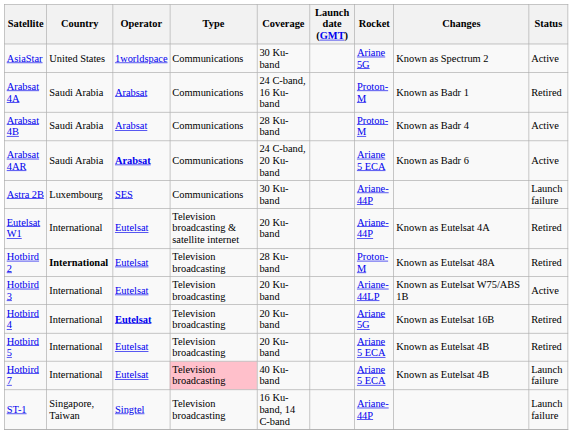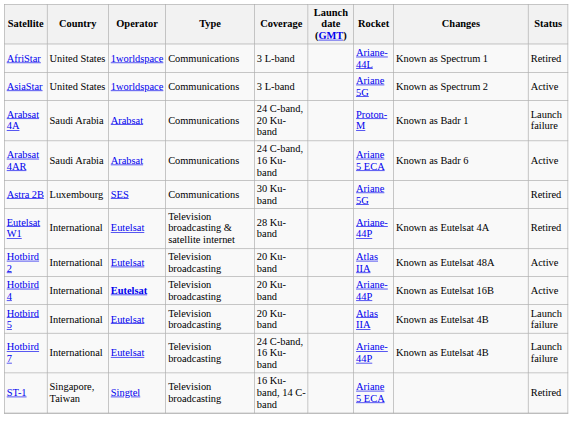+ row: (24, 58)
(274, 58) 30 Ku-band -> (276, 86) 3 L-band
(283, 92) 24 C-band, 16 Ku-band -> (280, 120) 24 C-band, 20 Ku-band
(546, 92) Retired -> (546, 120) Launch failure
- row: (23, 126)
(133, 160) bold -> (127, 160) normal
(283, 160) 24 C-band, 20 Ku-band -> (280, 160) 24 C-band, 16 Ku-band
(373, 194) Ariane-44P -> (370, 194) Ariane 5G
(547, 194) Launch failure -> (546, 194) Retired
(274, 228) 20 Ku-band -> (271, 228) 28 Ku-band
(79, 262) bold -> (76, 262) normal
(274, 262) 28 Ku-band -> (271, 262) 20 Ku-band
(373, 262) Proton-M -> (367, 262) Atlas IIA
(546, 262) Retired -> (545, 262) Active
- row: (23, 290)
(371, 319) Ariane 5G -> (372, 290) Ariane-44P
(546, 319) Retired -> (545, 290) Active
(371, 347) Ariane 5 ECA -> (367, 319) Atlas IIA
(546, 347) Retired -> (546, 319) Launch failure
(199, 375) pink background -> (195, 353) no background
(274, 375) 40 Ku-band -> (280, 353) 24 C-band, 16 Ku-band
(371, 375) Ariane 5 ECA -> (372, 353) Ariane-44P
(373, 409) Ariane-44P -> (370, 393) Ariane 5 ECA
(547, 409) Launch failure -> (546, 393) Retired
